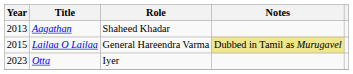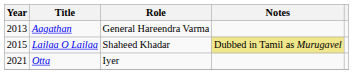(136, 28) Shaheed Khadar -> (156, 28) General Hareendra Varma
(156, 45) General Hareendra Varma -> (136, 45) Shaheed Khadar
(17, 61) 2023 -> (17, 61) 2021
